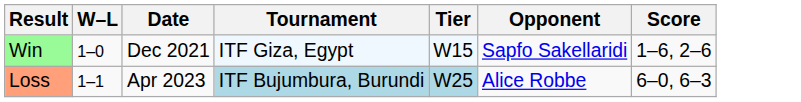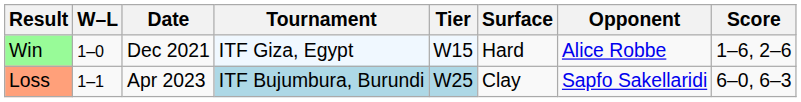+ column: (517, 19)
(555, 50) Sapfo Sakellaridi -> (614, 50) Alice Robbe
(534, 81) Alice Robbe -> (635, 81) Sapfo Sakellaridi
